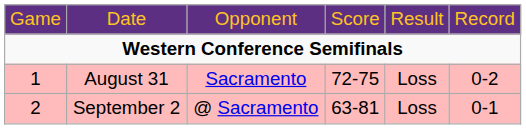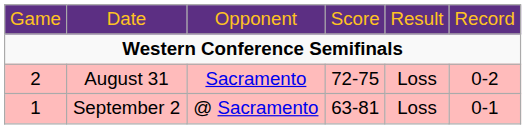(35, 78) 1 -> (35, 78) 2
(35, 108) 2 -> (35, 108) 1
